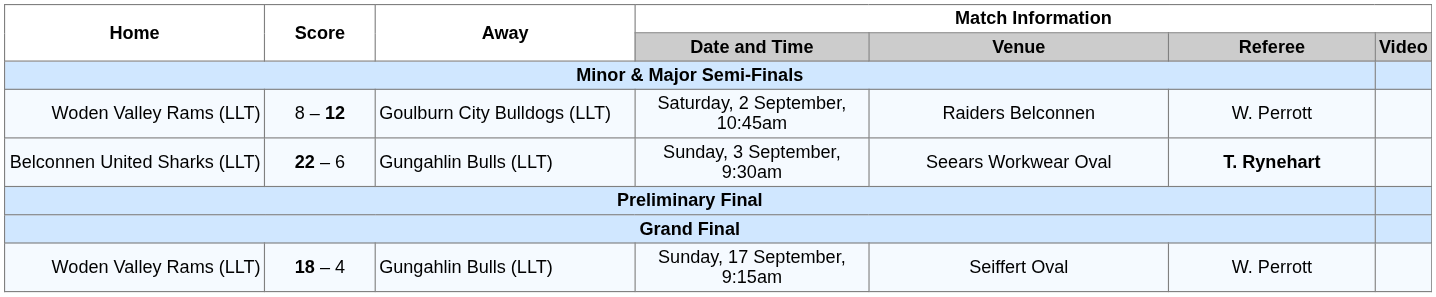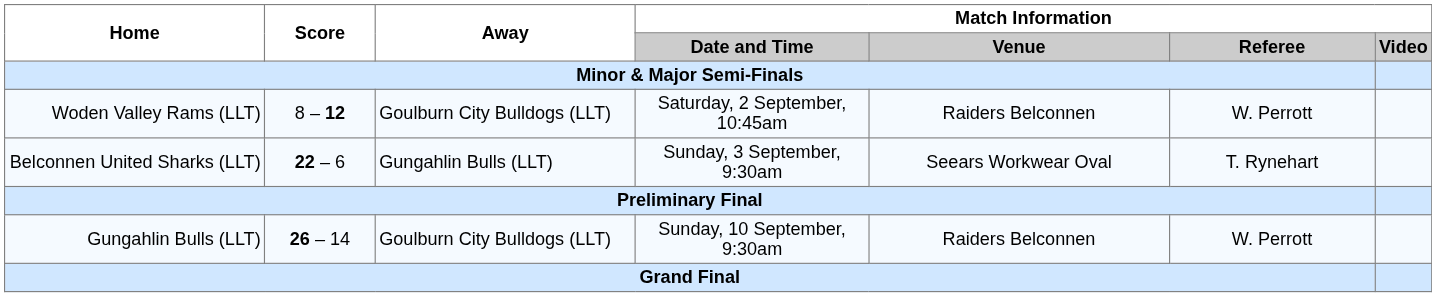(1272, 162) bold -> (1272, 162) normal
+ row: (752, 238)
- row: (752, 267)
